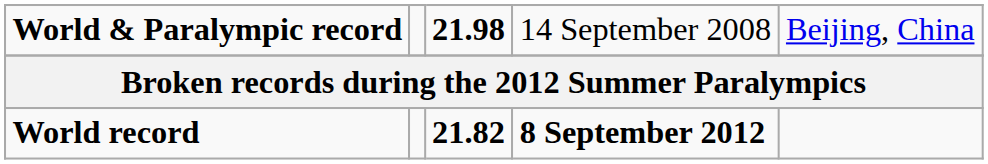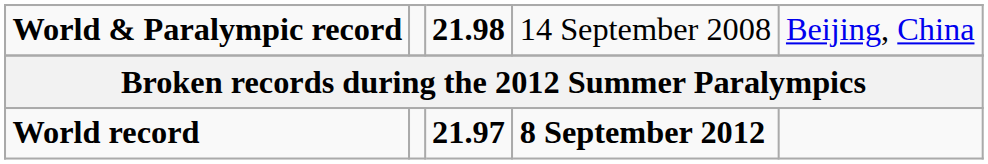(468, 132) 21.82 -> (468, 132) 21.97
